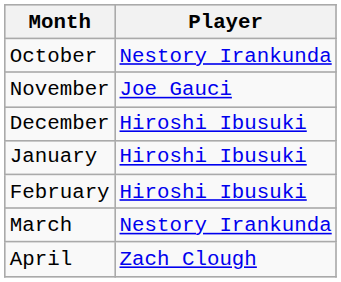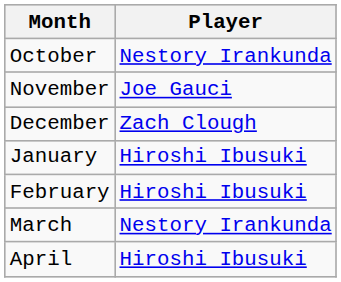(213, 123) Hiroshi Ibusuki -> (188, 123) Zach Clough
(188, 259) Zach Clough -> (213, 259) Hiroshi Ibusuki
